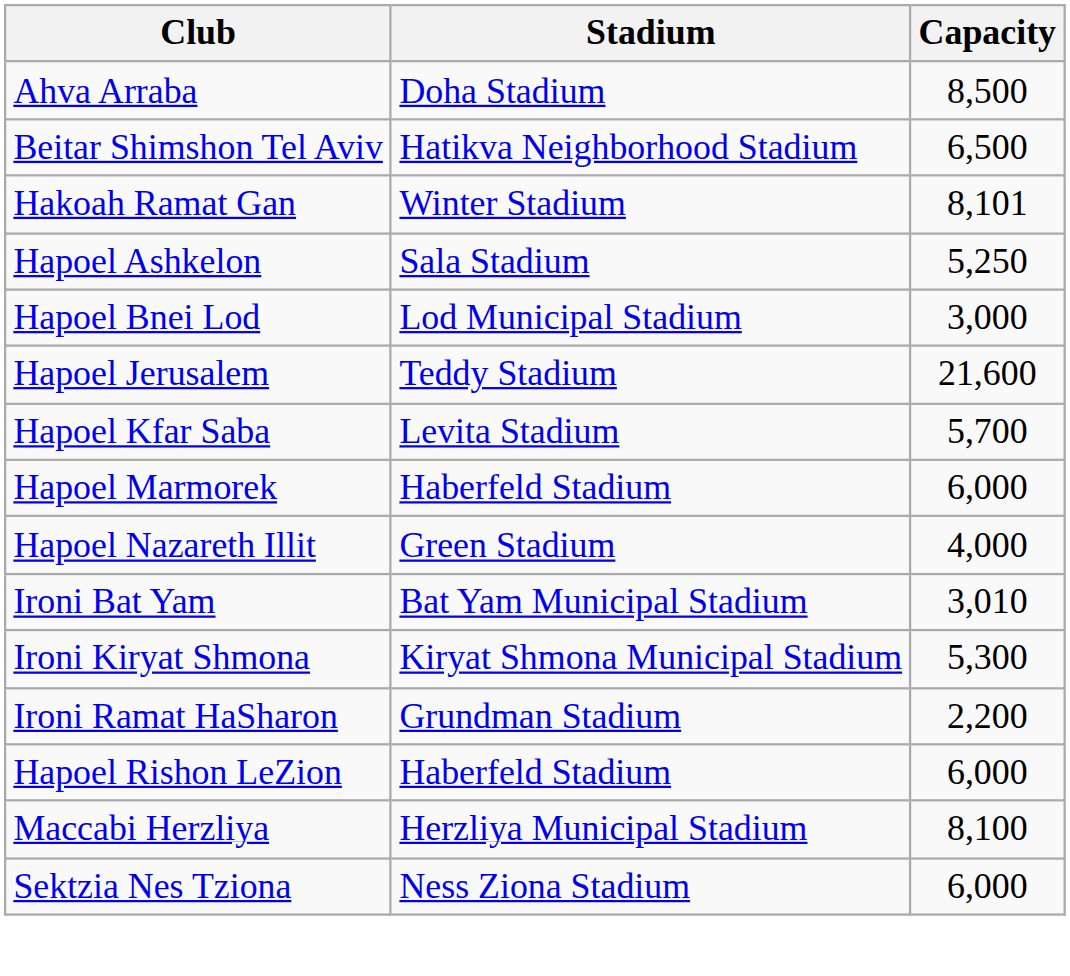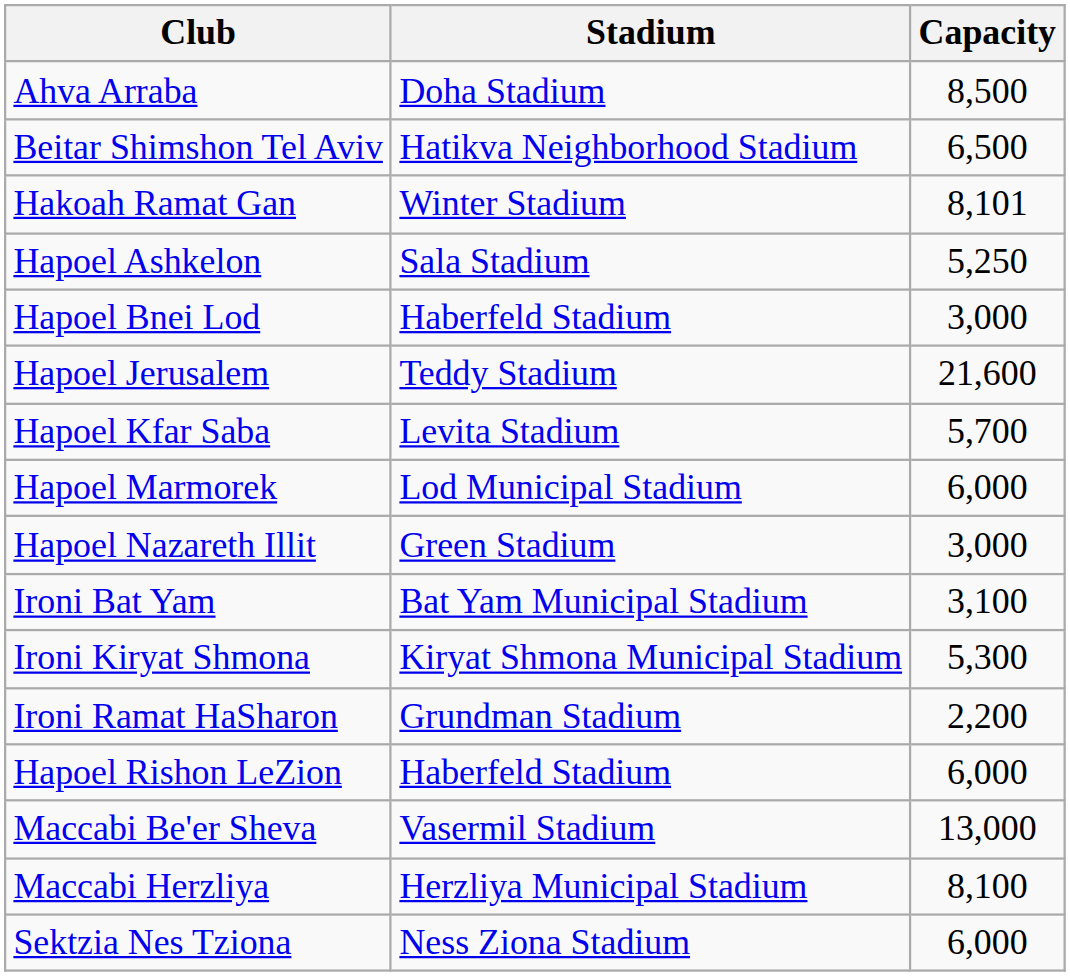(571, 317) Lod Municipal Stadium -> (535, 317) Haberfeld Stadium
(535, 487) Haberfeld Stadium -> (571, 487) Lod Municipal Stadium
(987, 544) 4,000 -> (987, 544) 3,000
(987, 601) 3,010 -> (987, 601) 3,100
+ row: (165, 828)
